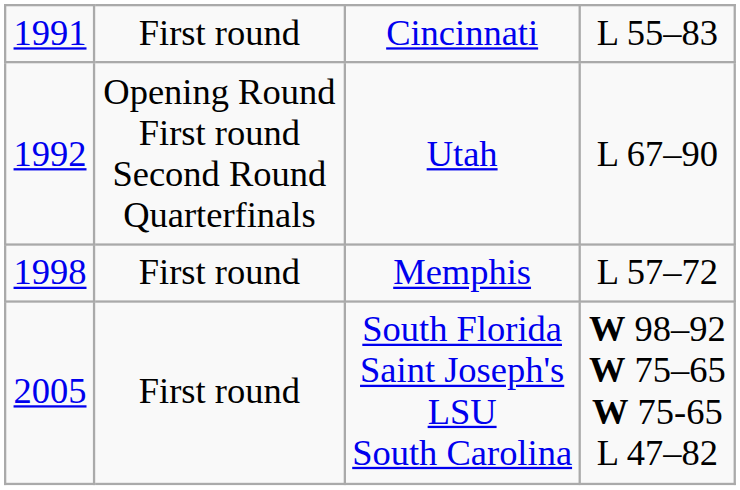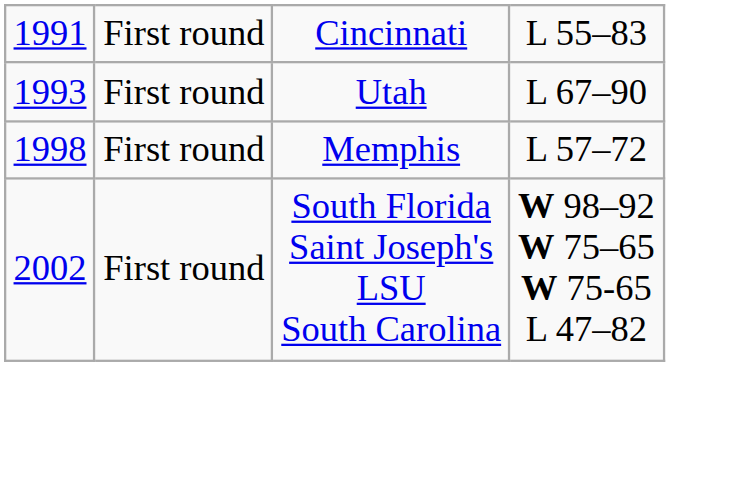(50, 152) 1992 -> (50, 91) 1993
(219, 152) Opening Round First round Second Round Quarterfinals -> (184, 91) First round
(50, 391) 2005 -> (50, 268) 2002
